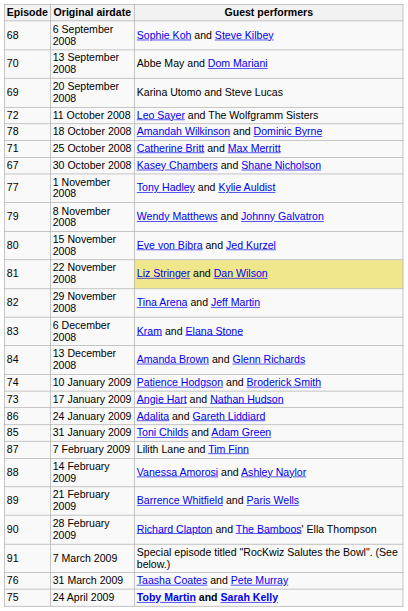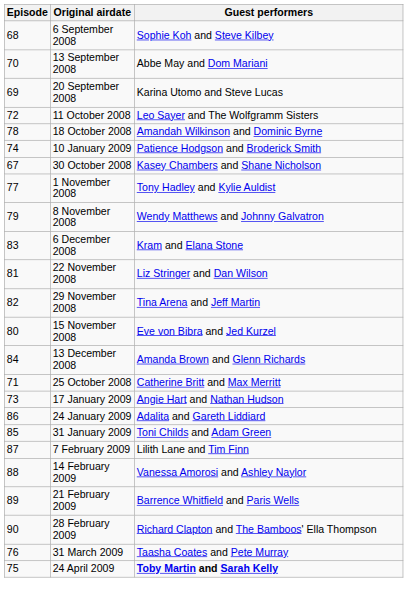rows swapped: (92, 148) <-> (92, 382)
rows swapped: (84, 245) <-> (81, 331)
(202, 274) khaki background -> (202, 274) no background
- row: (85, 558)
